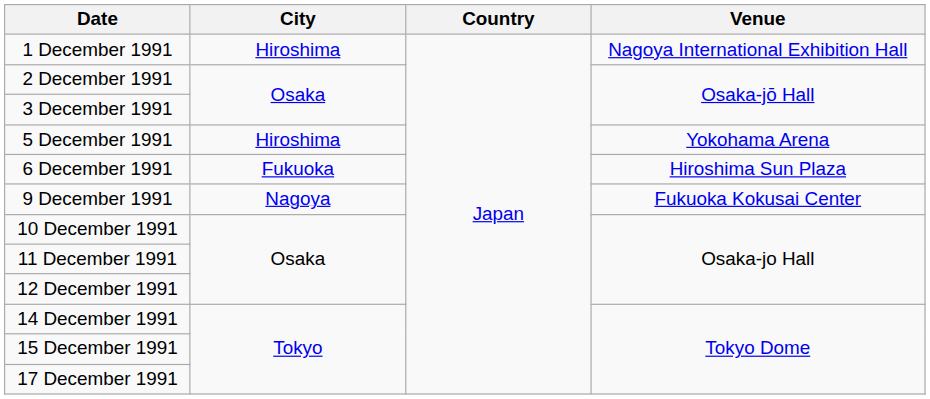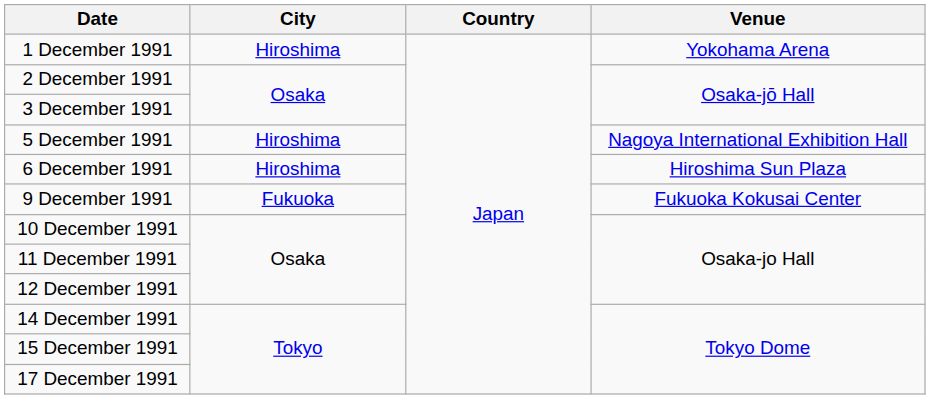(758, 49) Nagoya International Exhibition Hall -> (758, 49) Yokohama Arena
(758, 139) Yokohama Arena -> (758, 139) Nagoya International Exhibition Hall
(298, 169) Fukuoka -> (298, 169) Hiroshima
(298, 199) Nagoya -> (298, 199) Fukuoka
